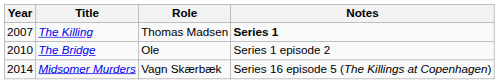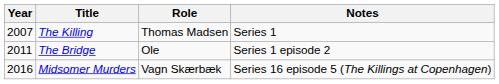(256, 32) bold -> (255, 32) normal
(20, 50) 2010 -> (20, 50) 2011
(20, 69) 2014 -> (20, 69) 2016
